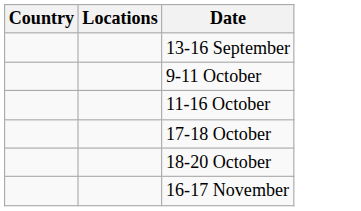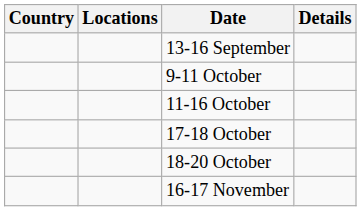+ column: (325, 18)
